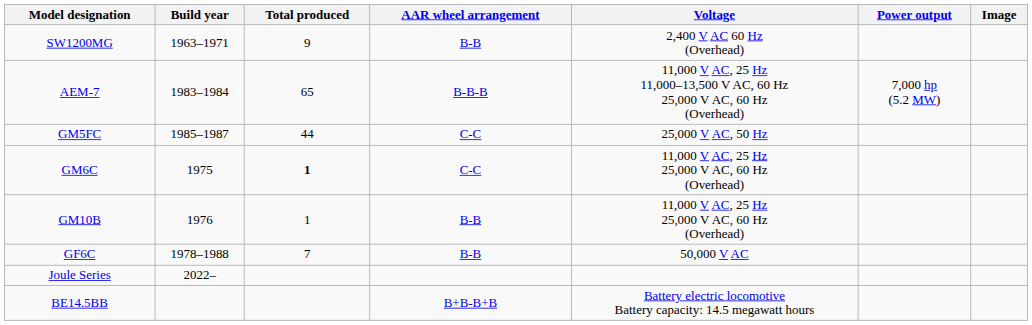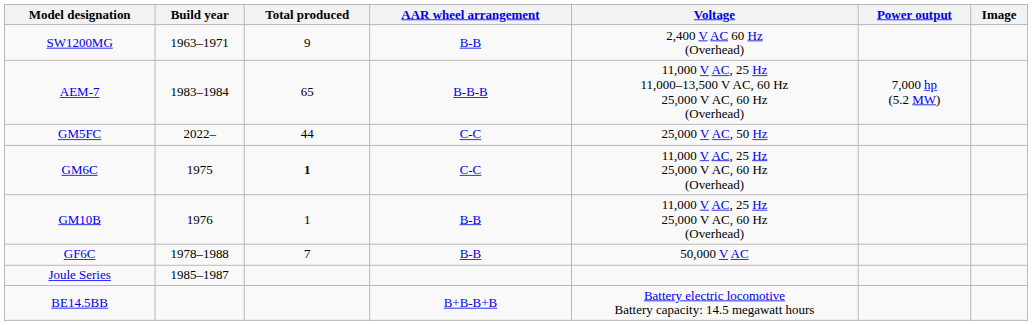(200, 134) 1985–1987 -> (200, 134) 2022–
(200, 275) 2022– -> (200, 275) 1985–1987
